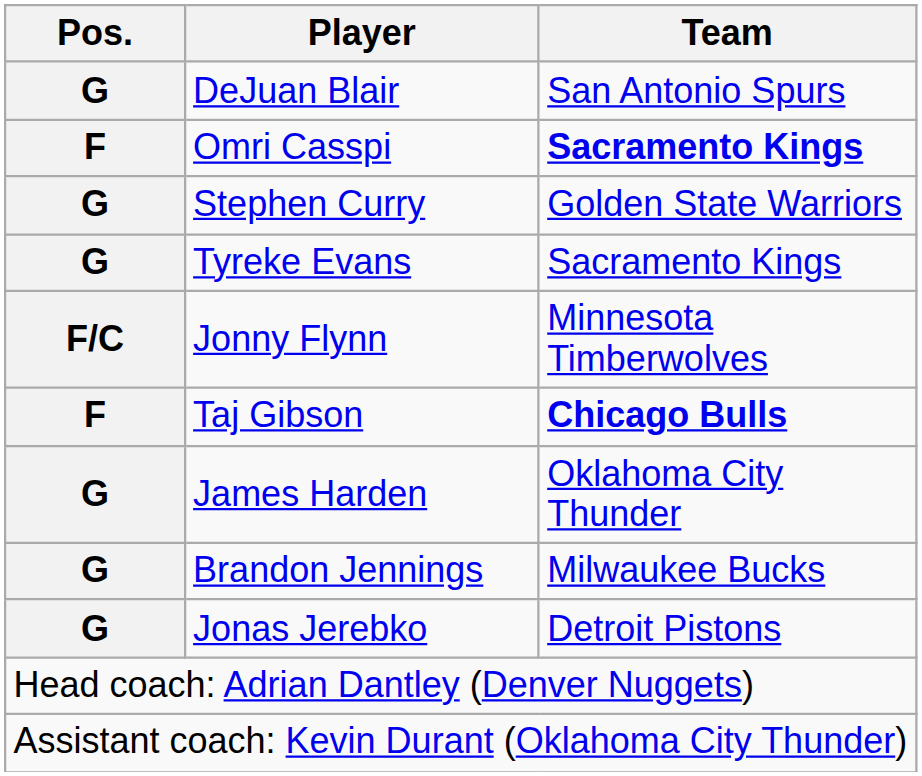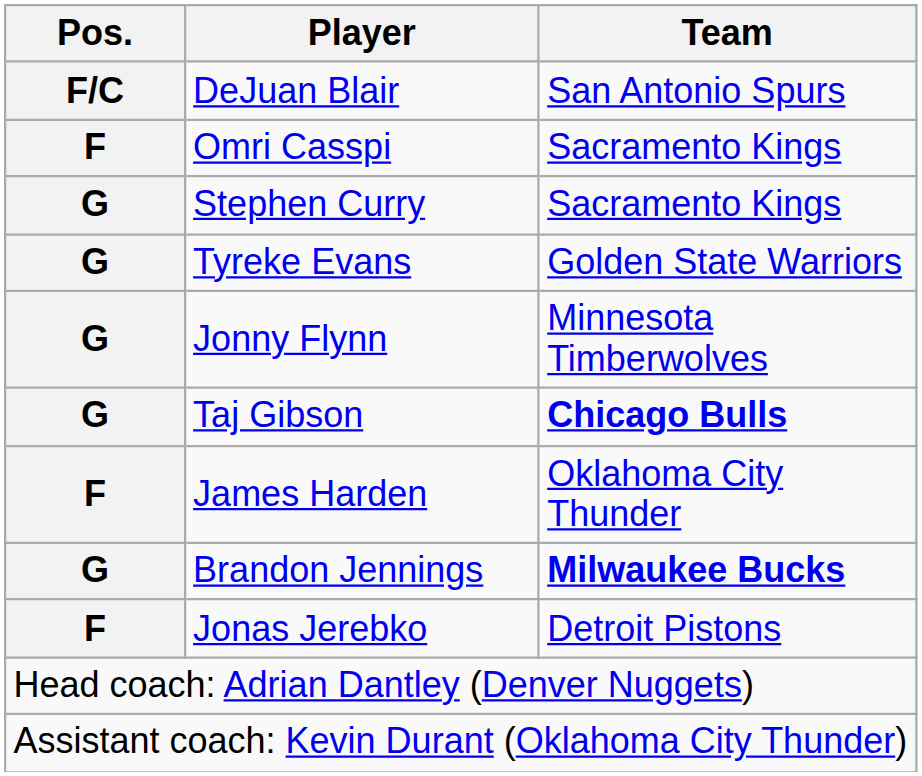(95, 90) G -> (95, 90) F/C
(705, 147) bold -> (694, 147) normal
(725, 204) Golden State Warriors -> (694, 204) Sacramento Kings
(694, 261) Sacramento Kings -> (725, 261) Golden State Warriors
(95, 338) F/C -> (95, 338) G
(95, 416) F -> (95, 416) G
(95, 493) G -> (95, 493) F
(686, 570) normal -> (696, 570) bold
(95, 627) G -> (95, 627) F
